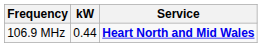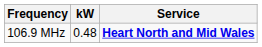(85, 33) 0.44 -> (85, 33) 0.48
